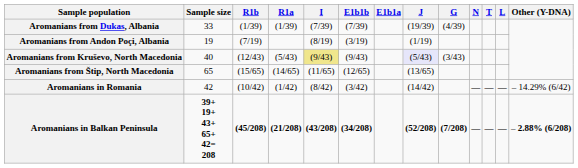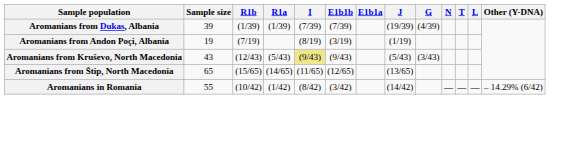(209, 27) 33 -> (209, 27) 39
(209, 57) 40 -> (209, 57) 43
(421, 57) lavender background -> (400, 57) no background
(209, 87) 42 -> (209, 87) 55
- row: (94, 129)
